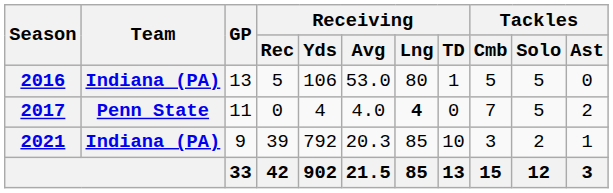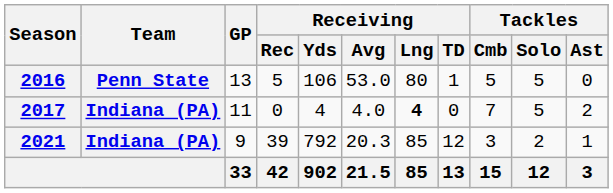(153, 81) Indiana (PA) -> (153, 81) Penn State
(153, 112) Penn State -> (153, 112) Indiana (PA)
(454, 142) 10 -> (454, 142) 12
